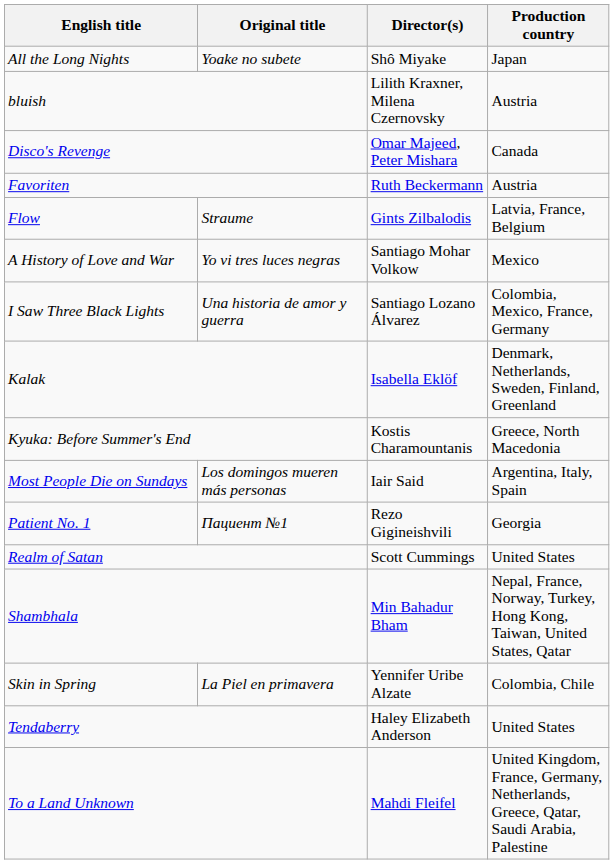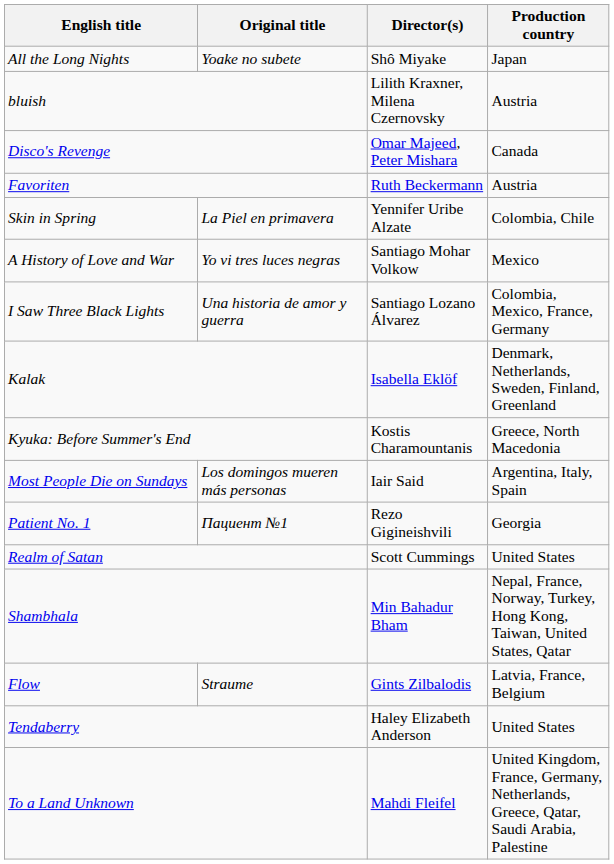rows swapped: (24, 218) <-> (52, 684)
